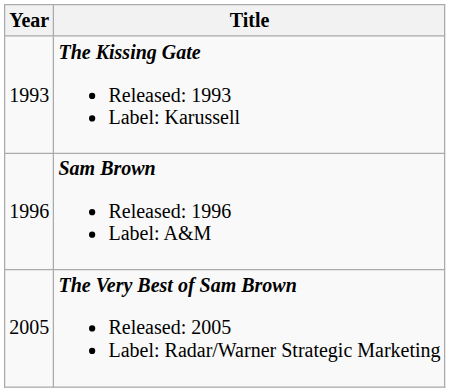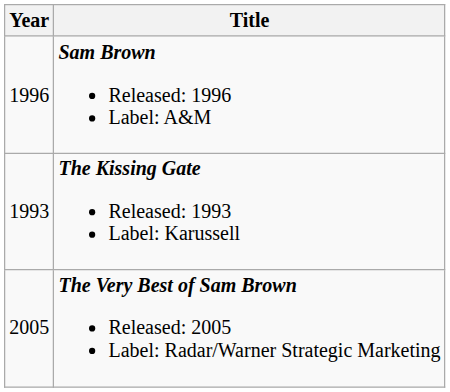rows swapped: (250, 85) <-> (250, 201)
